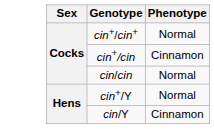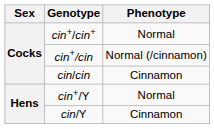(177, 55) Cinnamon -> (156, 55) Normal (/cinnamon)
(177, 75) Normal -> (156, 75) Cinnamon
